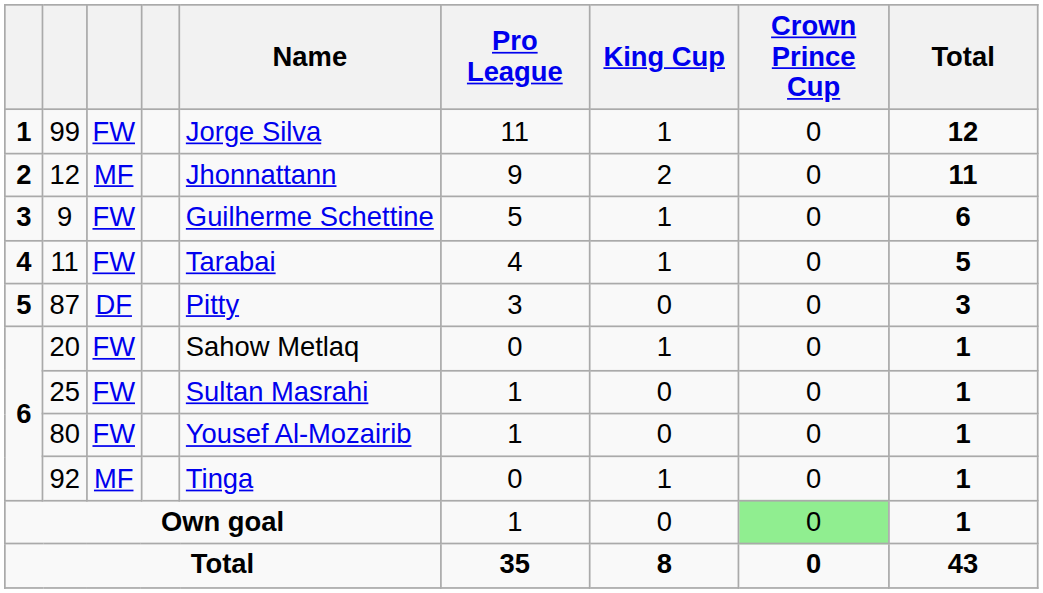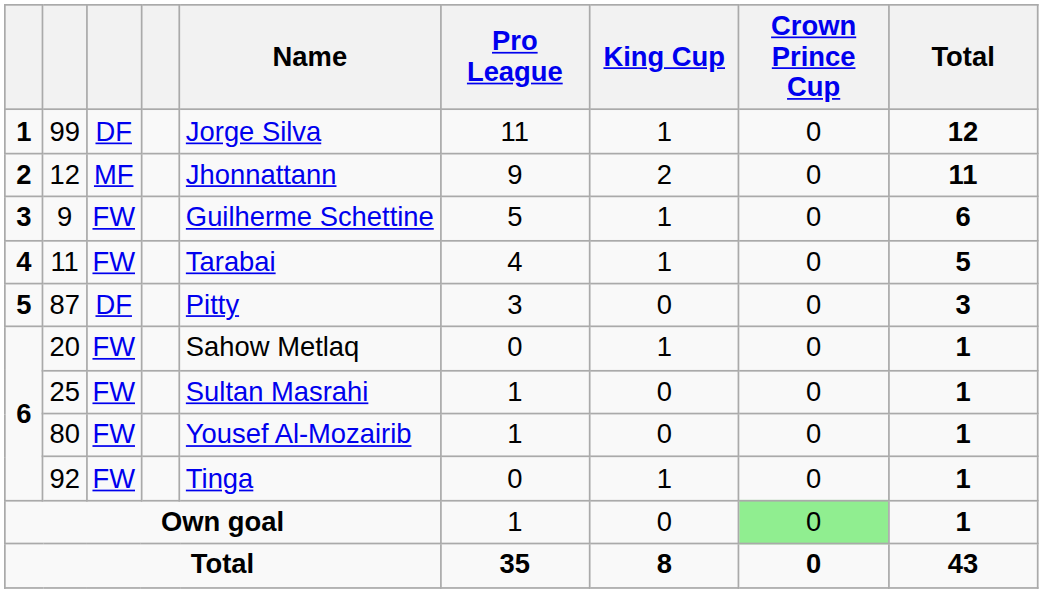(114, 131) FW -> (114, 131) DF
(114, 478) MF -> (114, 478) FW
